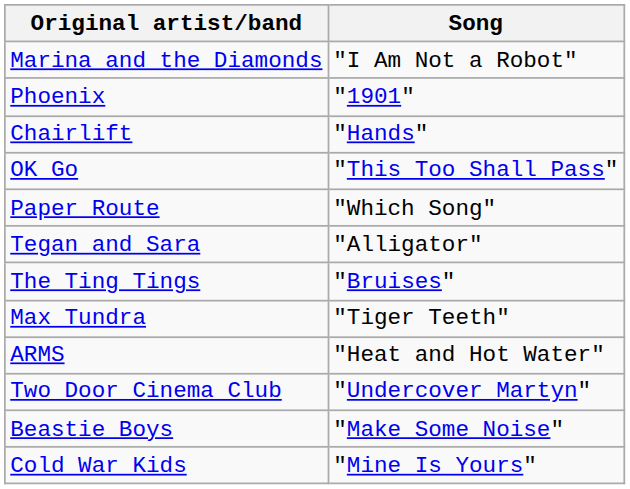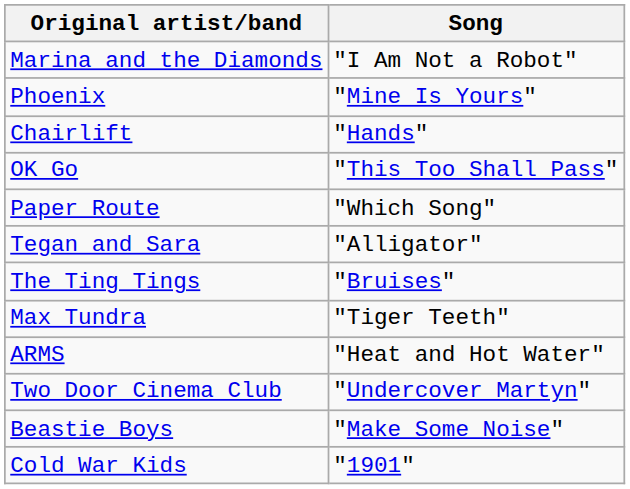(374, 97) "1901" -> (435, 97) "Mine Is Yours"
(435, 466) "Mine Is Yours" -> (374, 466) "1901"
